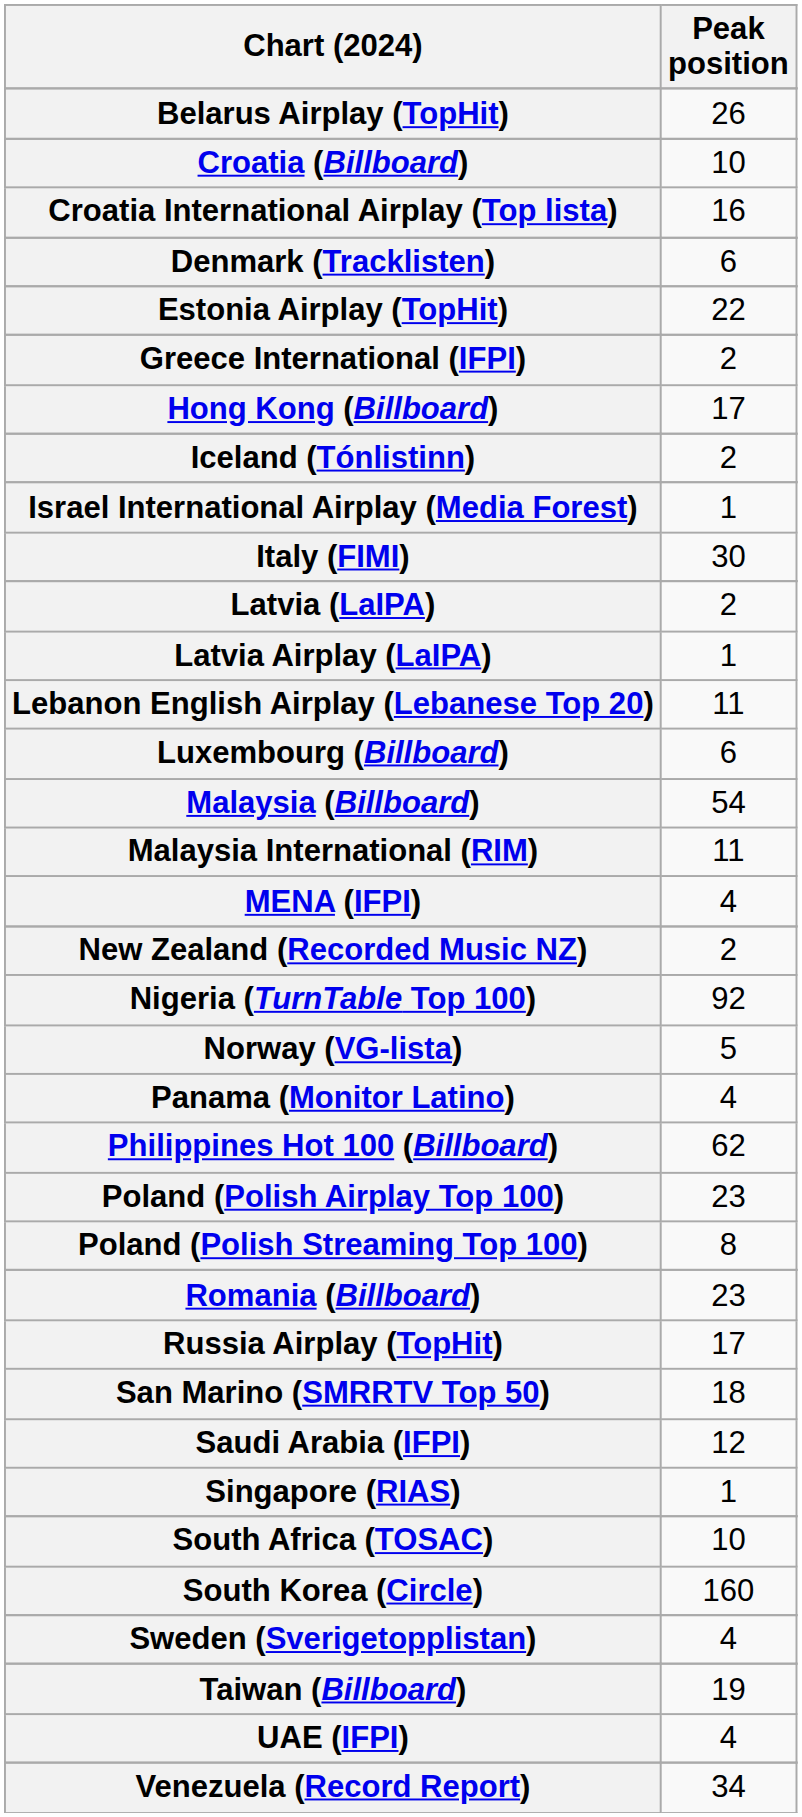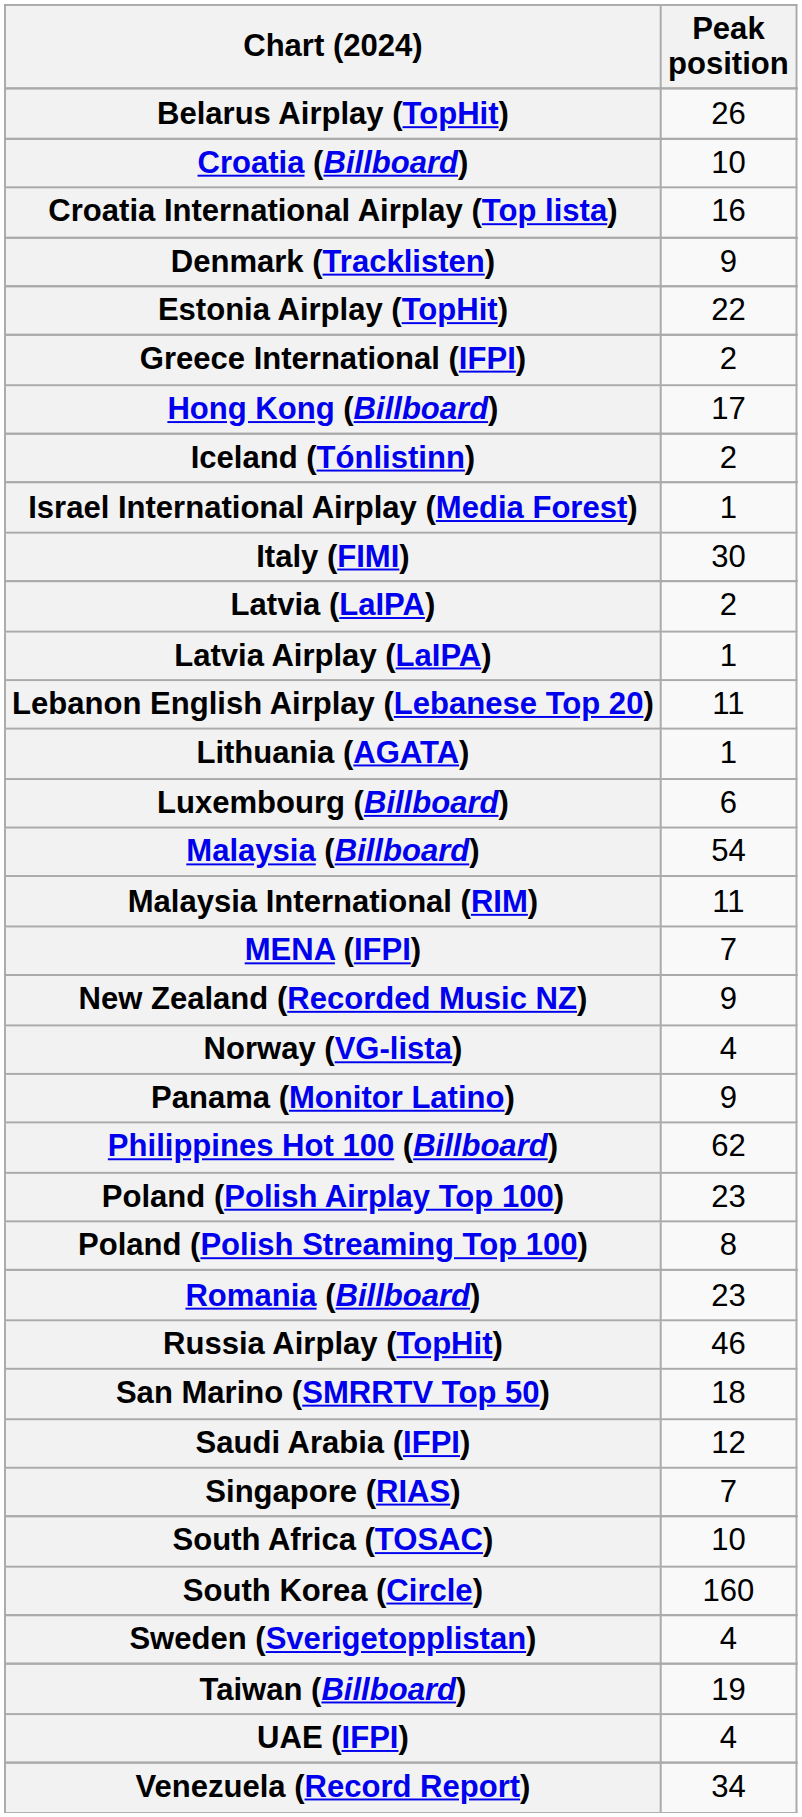(728, 260) 6 -> (728, 260) 9
+ row: (333, 753)
(728, 900) 4 -> (728, 950) 7
(728, 950) 2 -> (728, 999) 9
- row: (333, 999)
(728, 1048) 5 -> (728, 1048) 4
(728, 1097) 4 -> (728, 1097) 9
(728, 1343) 17 -> (728, 1343) 46
(728, 1491) 1 -> (728, 1491) 7
